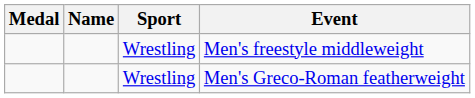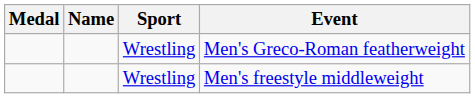rows swapped: (334, 78) <-> (314, 48)
